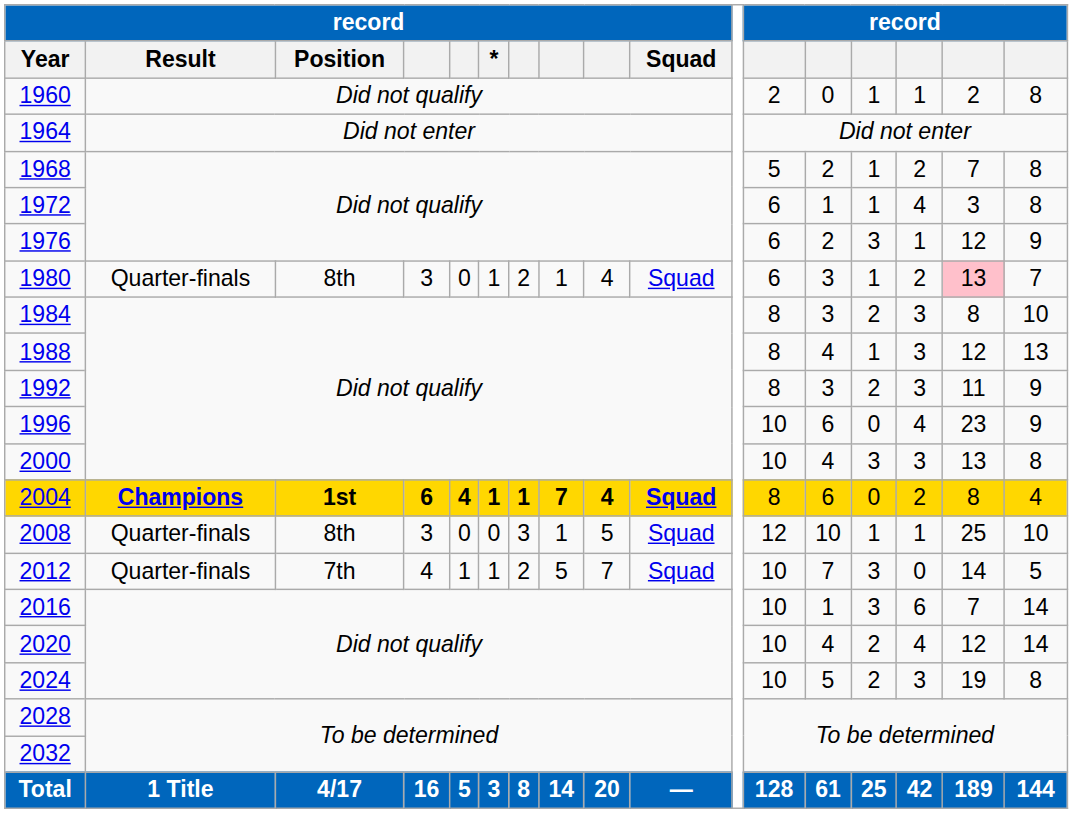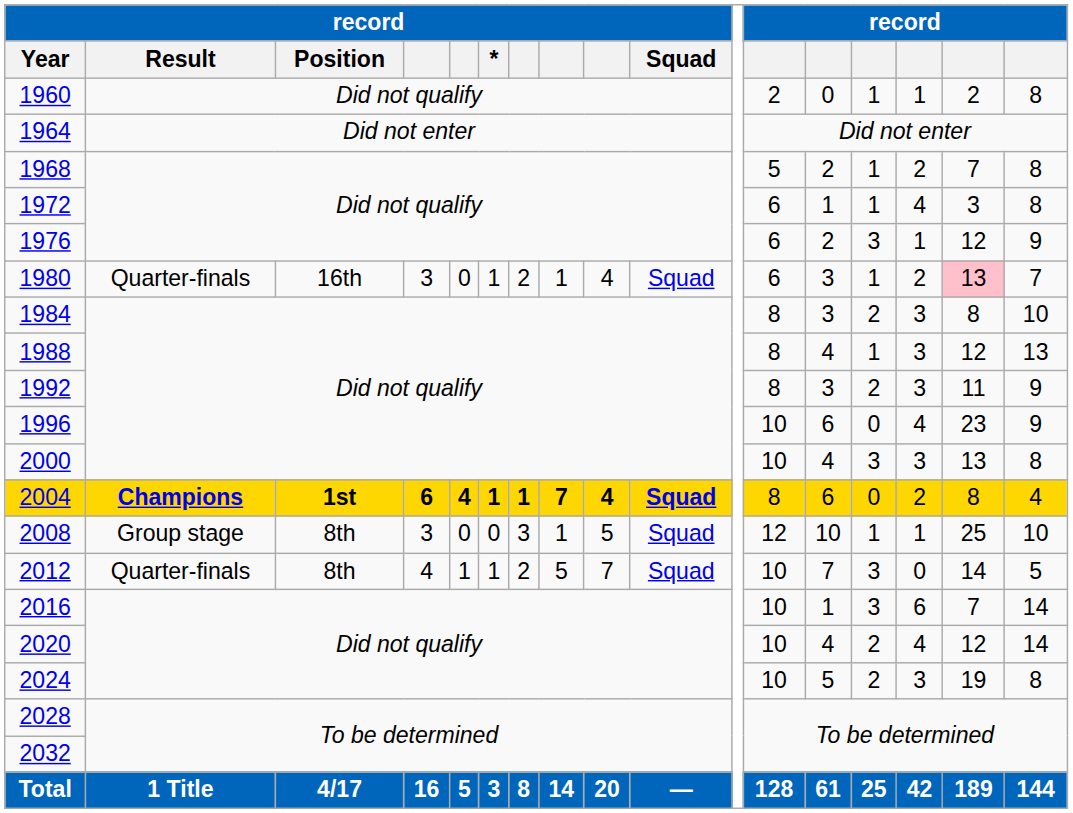(340, 278) 8th -> (340, 278) 16th
(180, 534) Quarter-finals -> (180, 534) Group stage
(340, 570) 7th -> (340, 570) 8th
